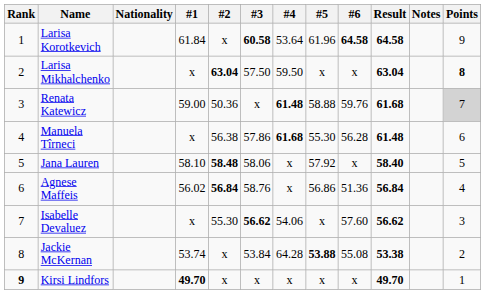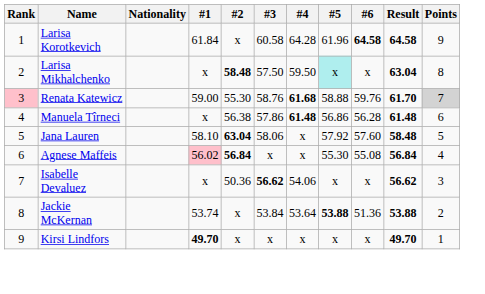- column: (426, 14)
(257, 39) bold -> (270, 39) normal
(290, 39) 53.64 -> (303, 39) 64.28
(224, 72) 63.04 -> (237, 72) 58.48
(322, 72) no background -> (335, 72) paleturquoise background
(462, 72) bold -> (441, 72) normal
(21, 104) no background -> (21, 98) pink background
(224, 104) 50.36 -> (237, 98) 55.30
(257, 104) x -> (270, 98) 58.76
(290, 104) 61.48 -> (303, 98) 61.68
(390, 104) 61.68 -> (403, 98) 61.70
(290, 137) 61.68 -> (303, 117) 61.48
(322, 137) 55.30 -> (335, 117) 56.86
(224, 163) 58.48 -> (237, 136) 63.04
(355, 163) x -> (368, 136) 57.60
(390, 163) 58.40 -> (403, 136) 58.48
(192, 188) no background -> (205, 155) pink background
(257, 188) 58.76 -> (270, 155) x
(322, 188) 56.86 -> (335, 155) 55.30
(355, 188) 51.36 -> (368, 155) 55.08
(224, 221) 55.30 -> (237, 180) 50.36
(355, 221) 57.60 -> (368, 180) x
(290, 254) 64.28 -> (303, 213) 53.64
(355, 254) 55.08 -> (368, 213) 51.36
(390, 254) 53.38 -> (403, 213) 53.88
(21, 279) bold -> (21, 239) normal
